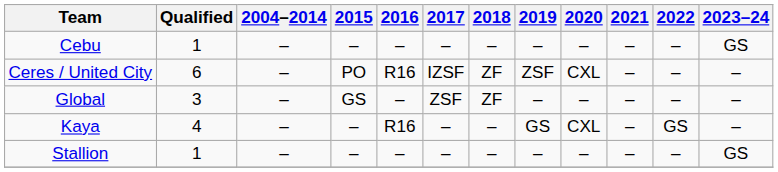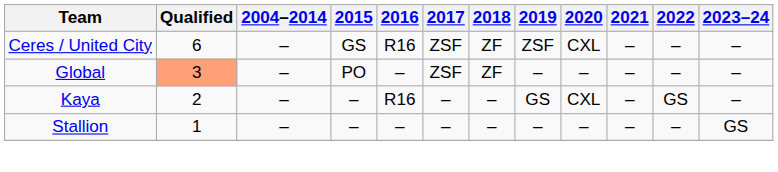- row: (80, 45)
(354, 72) PO -> (354, 45) GS
(446, 72) IZSF -> (446, 45) ZSF
(197, 99) no background -> (197, 72) lightsalmon background
(354, 99) GS -> (354, 72) PO
(197, 126) 4 -> (197, 99) 2
